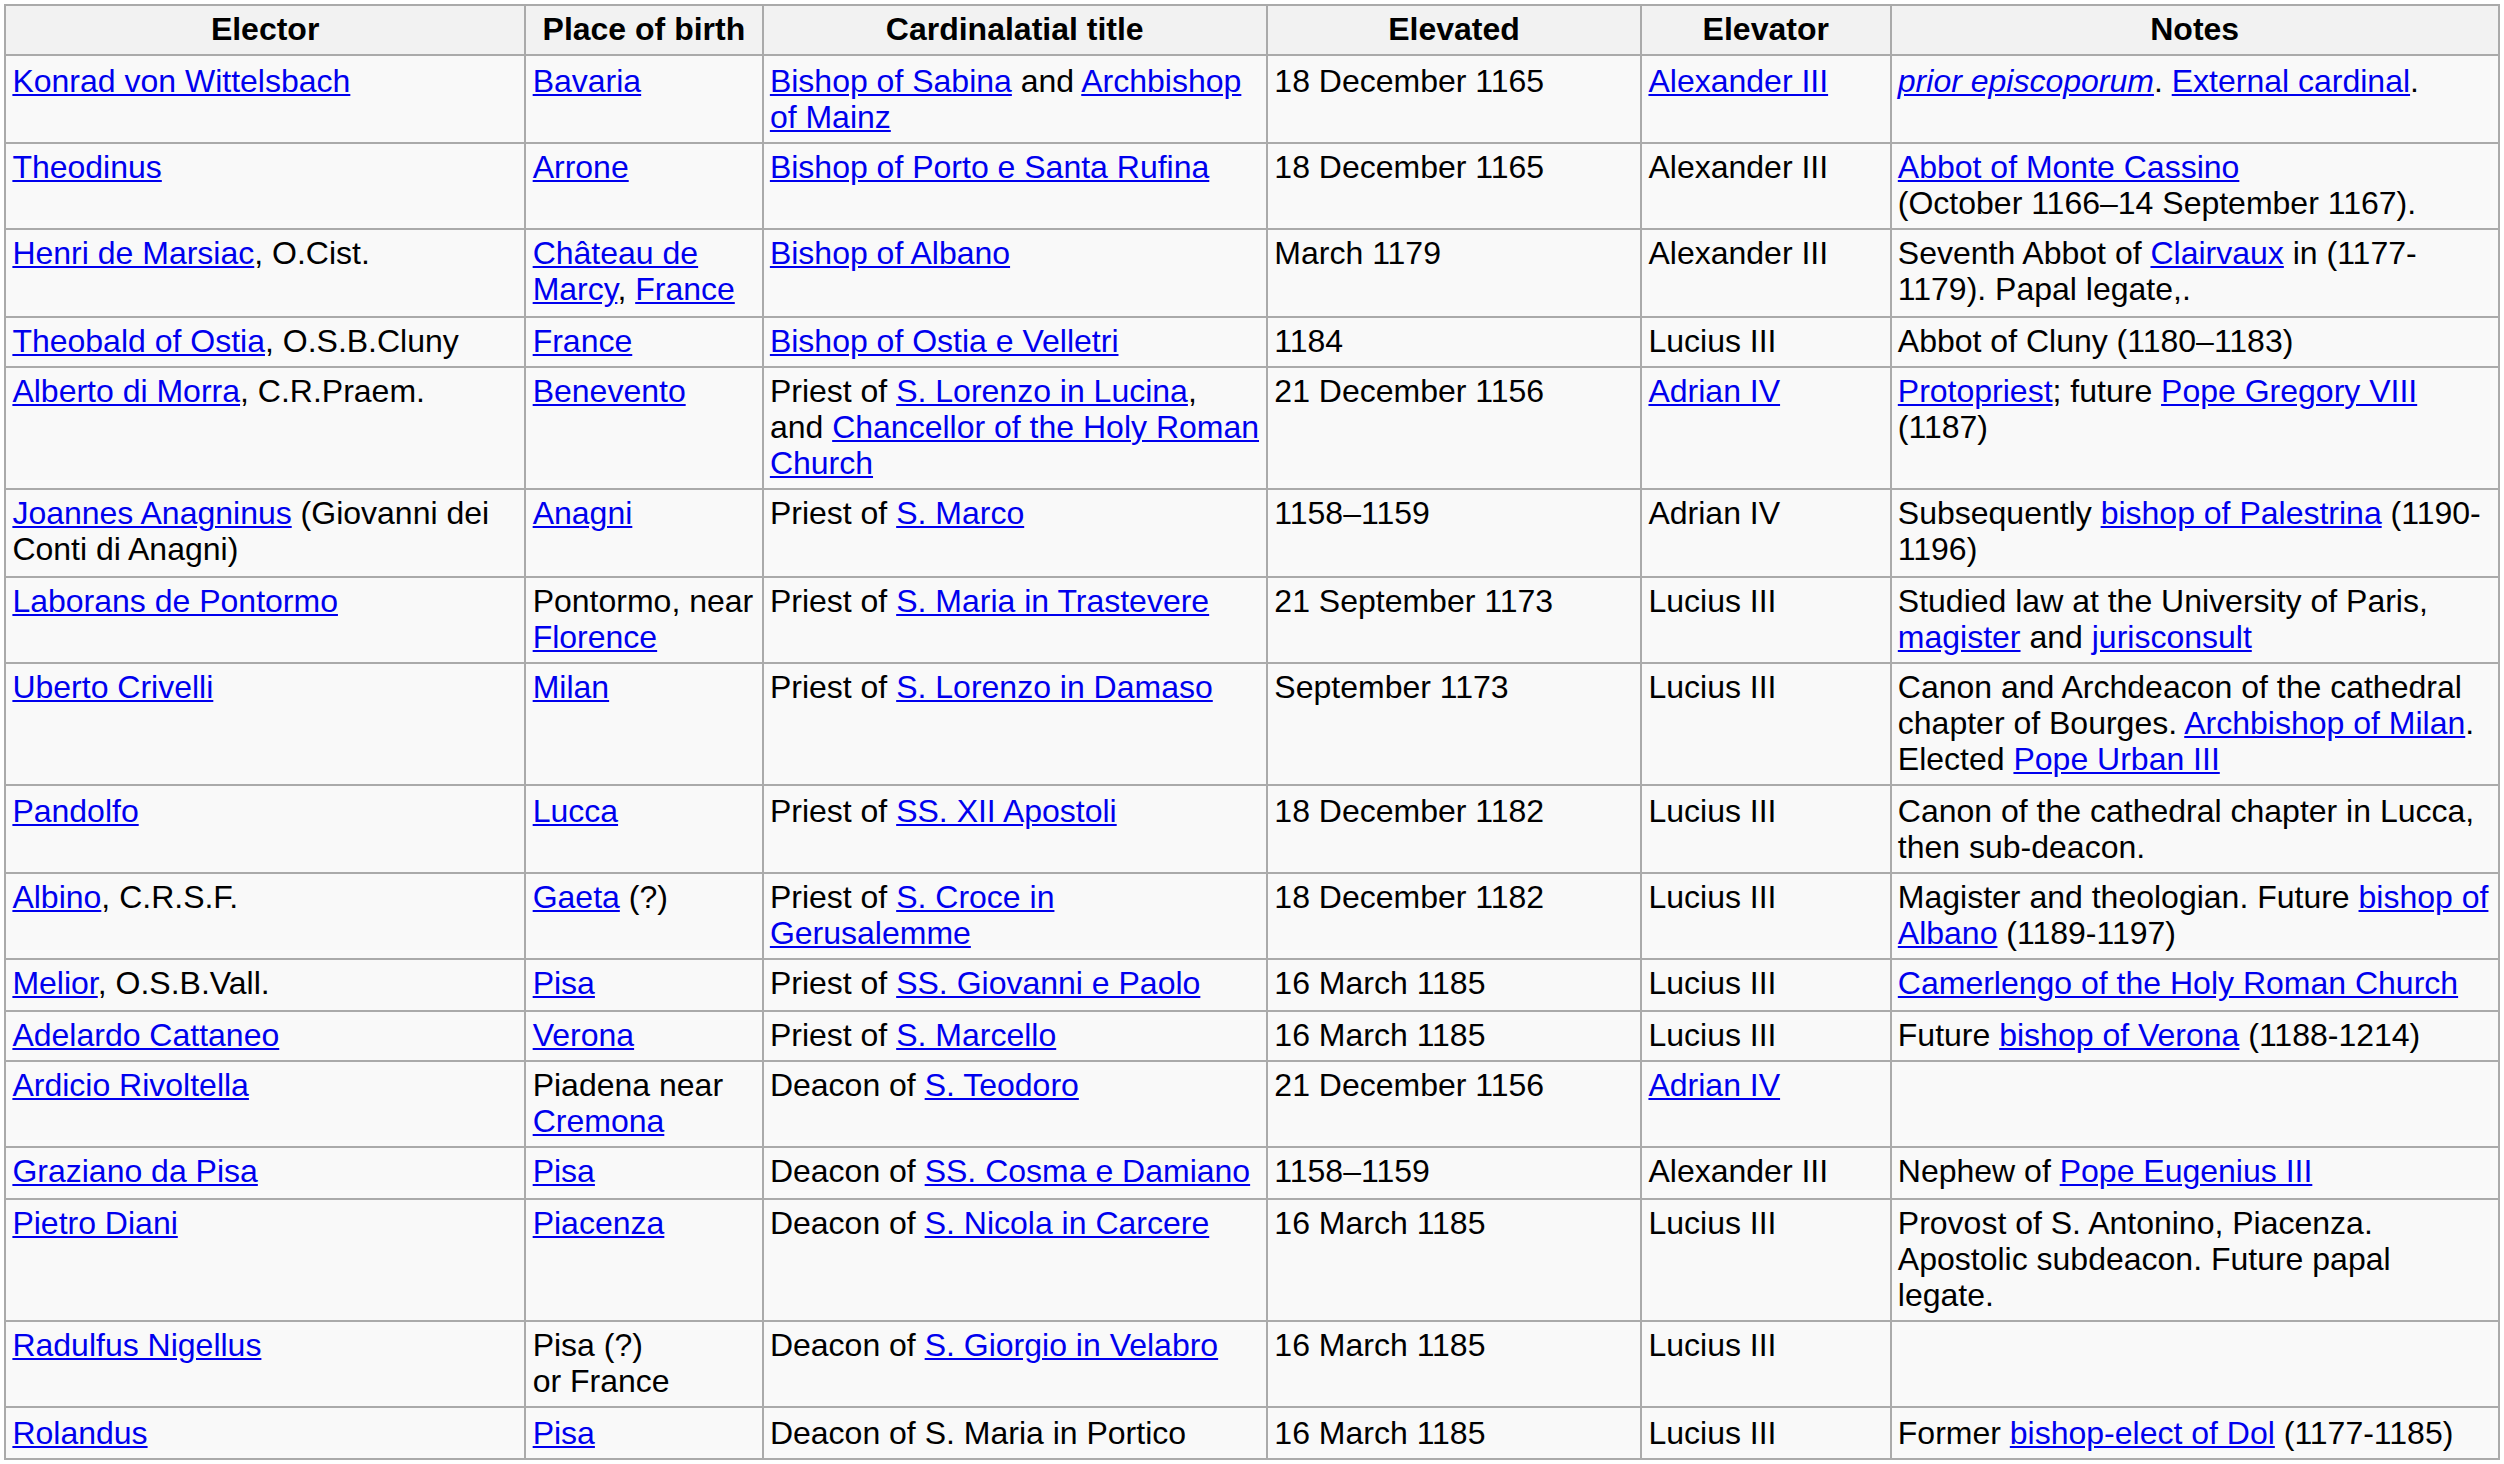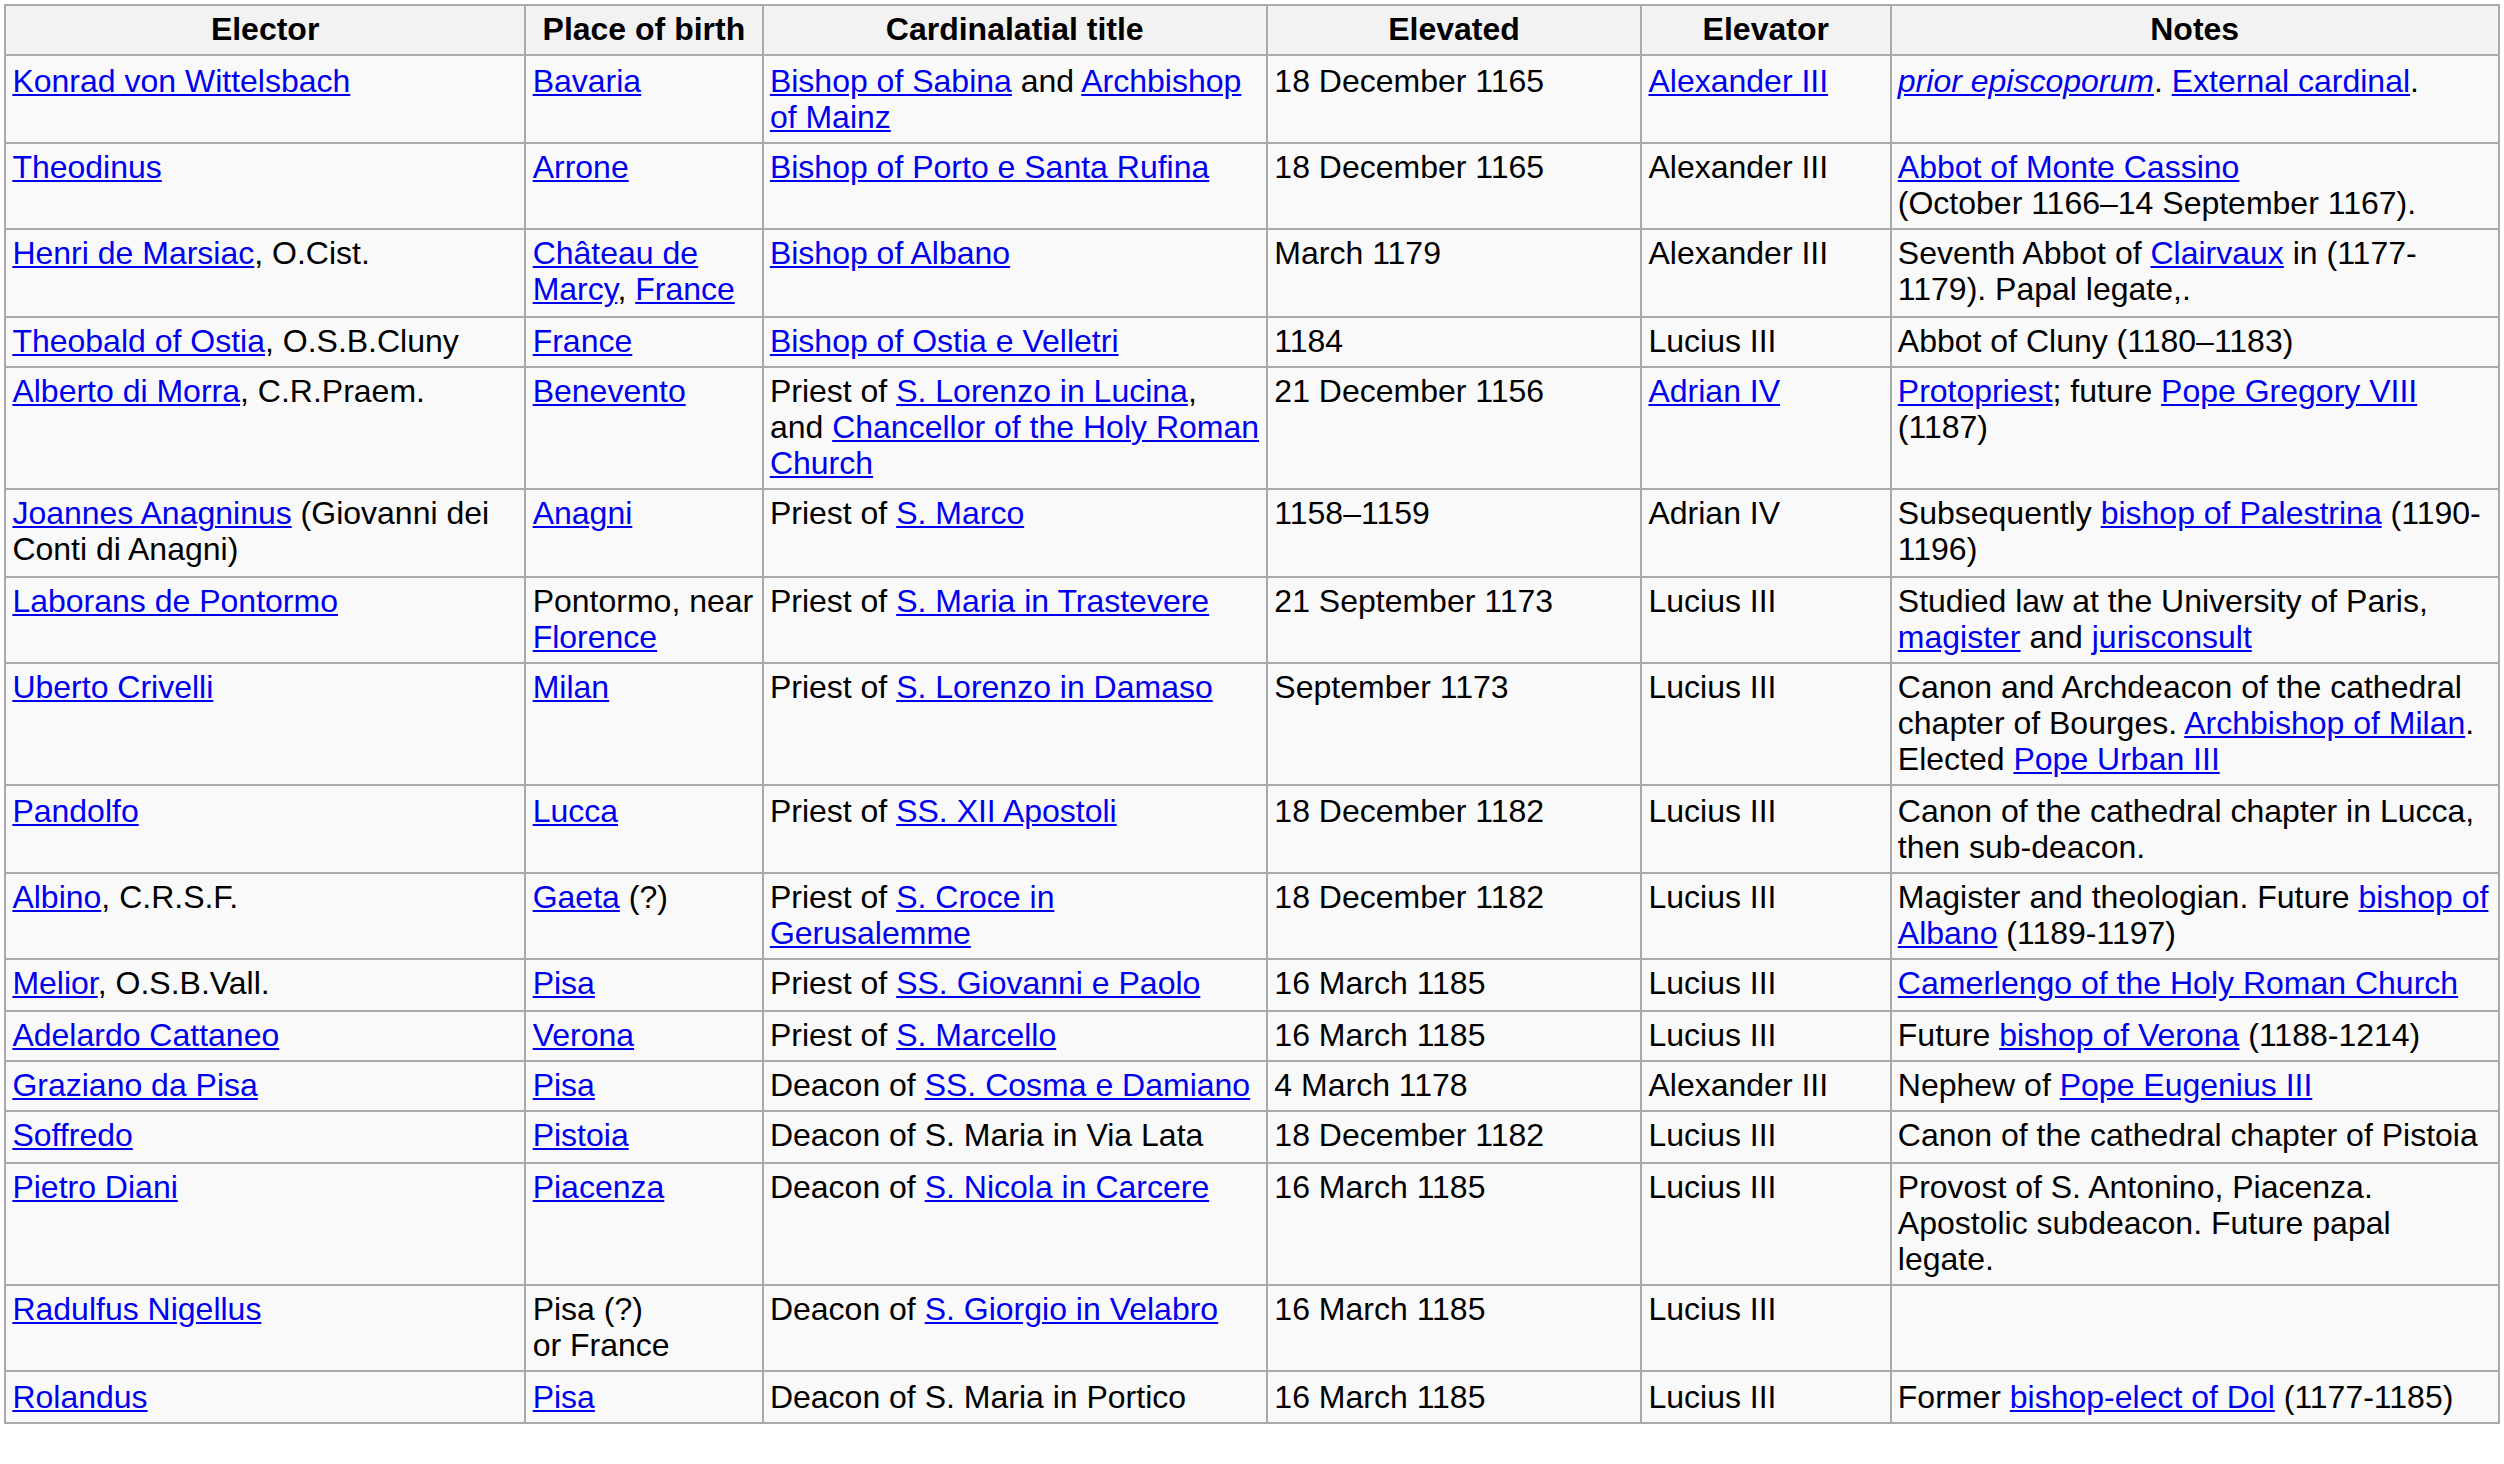- row: (131, 1085)
(1352, 1172) 1158–1159 -> (1371, 1085) 4 March 1178
+ row: (73, 1136)
